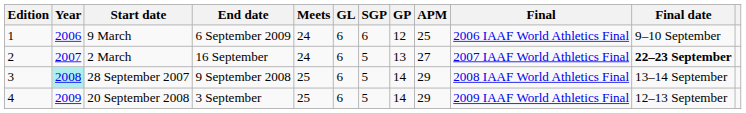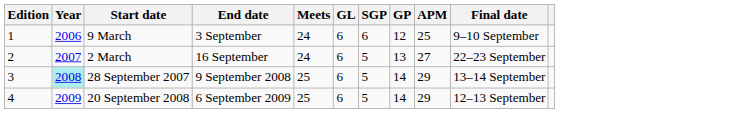- column: (541, 14)
(243, 35) 6 September 2009 -> (228, 35) 3 September
(683, 56) bold -> (499, 56) normal
(228, 98) 3 September -> (243, 98) 6 September 2009
